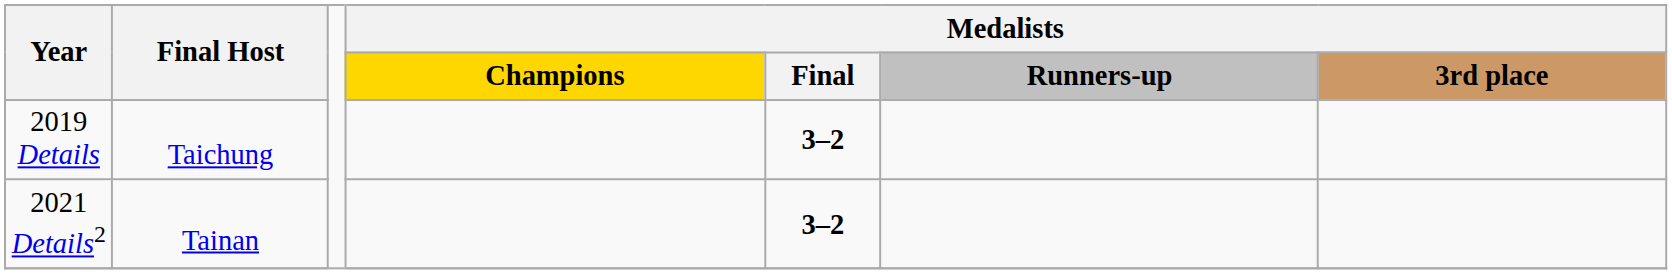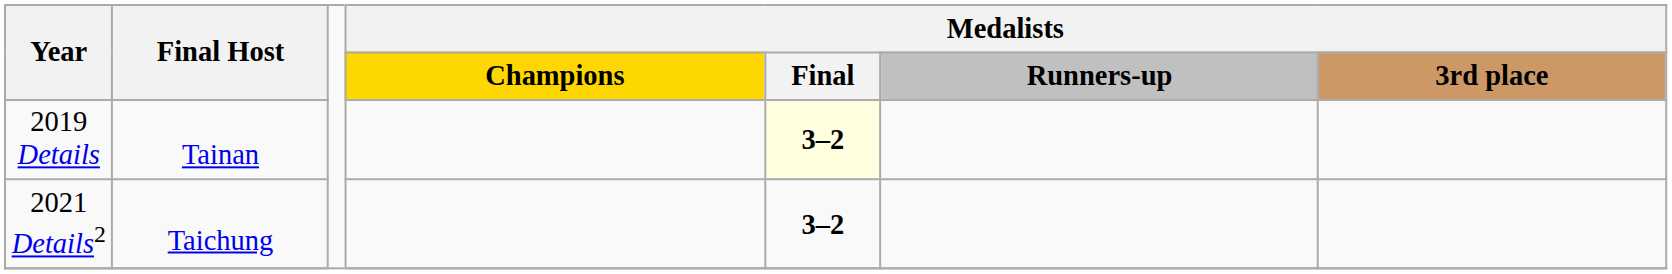(221, 156) Taichung -> (220, 156) Tainan
(823, 139) no background -> (823, 139) lightyellow background
(220, 240) Tainan -> (221, 240) Taichung
